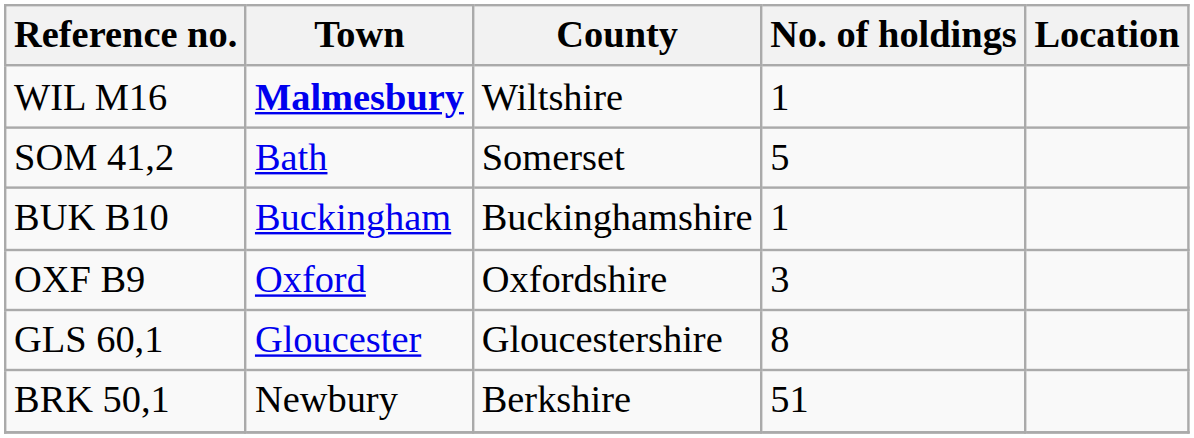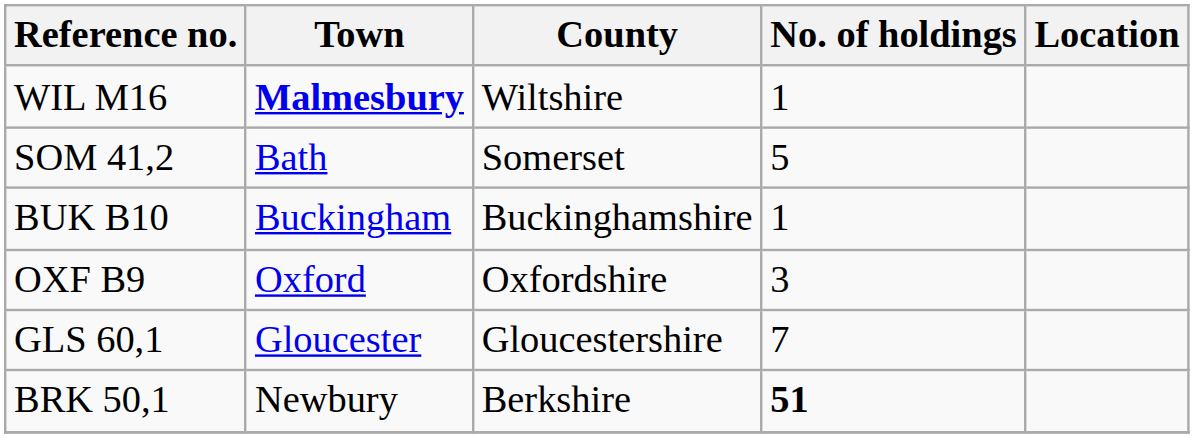(780, 339) 8 -> (780, 339) 7
(790, 400) normal -> (790, 400) bold
